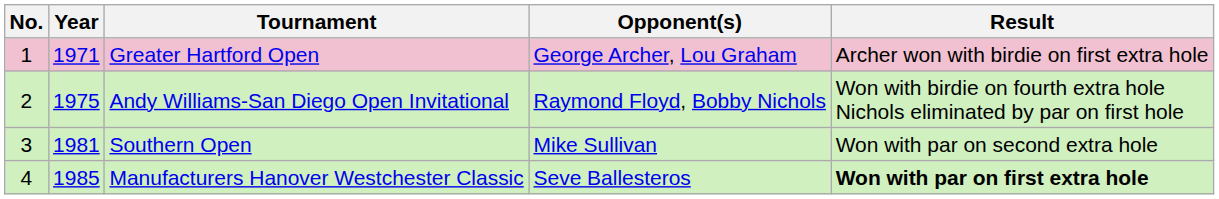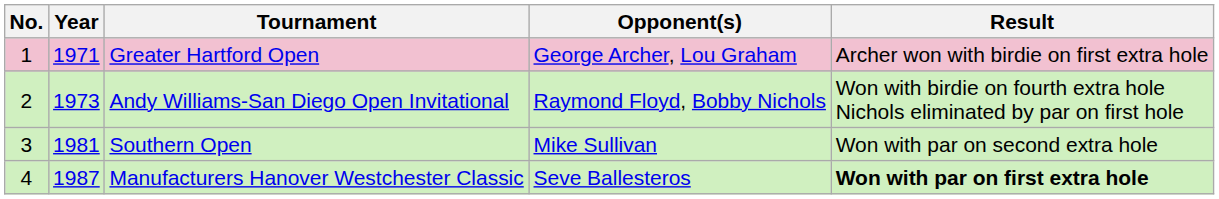(76, 100) 1975 -> (76, 100) 1973
(76, 178) 1985 -> (76, 178) 1987
